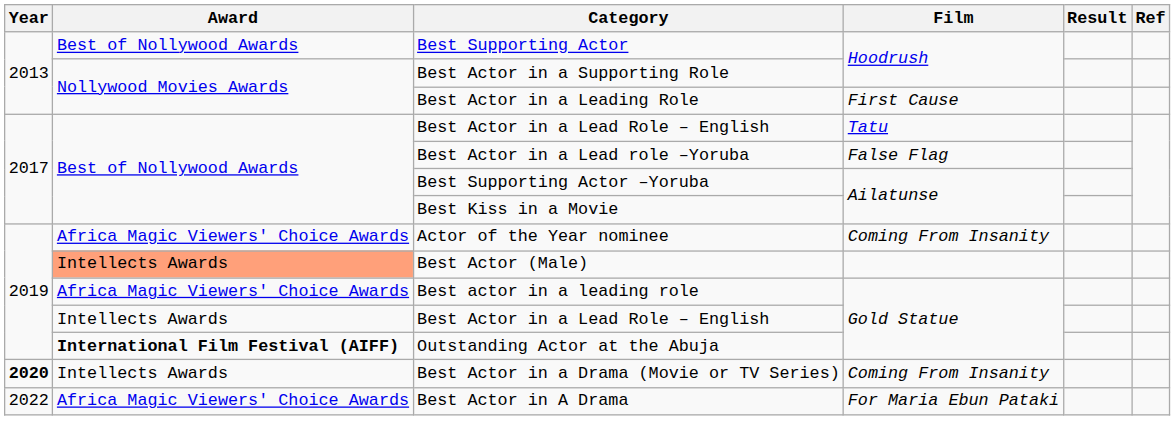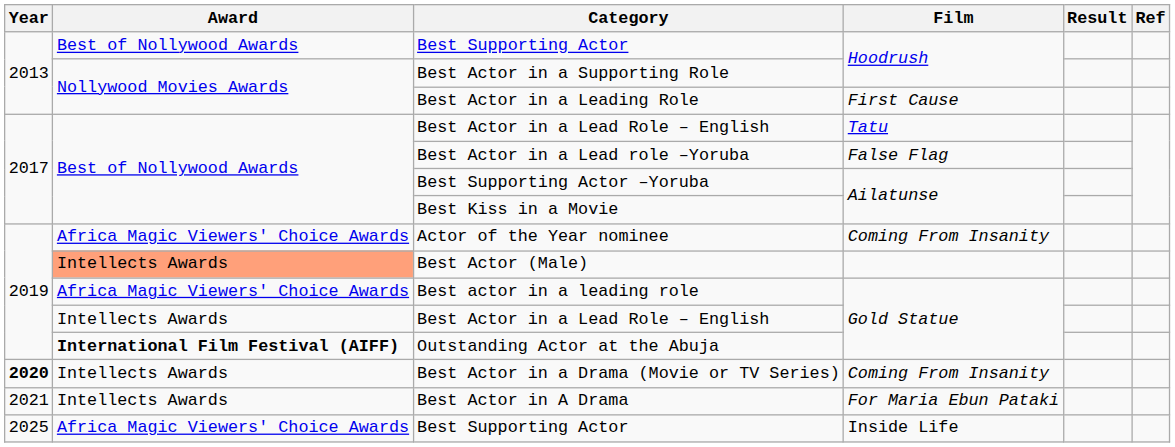(29, 401) 2022 -> (29, 401) 2021
(233, 401) Africa Magic Viewers' Choice Awards -> (142, 401) Intellects Awards
+ row: (523, 428)
